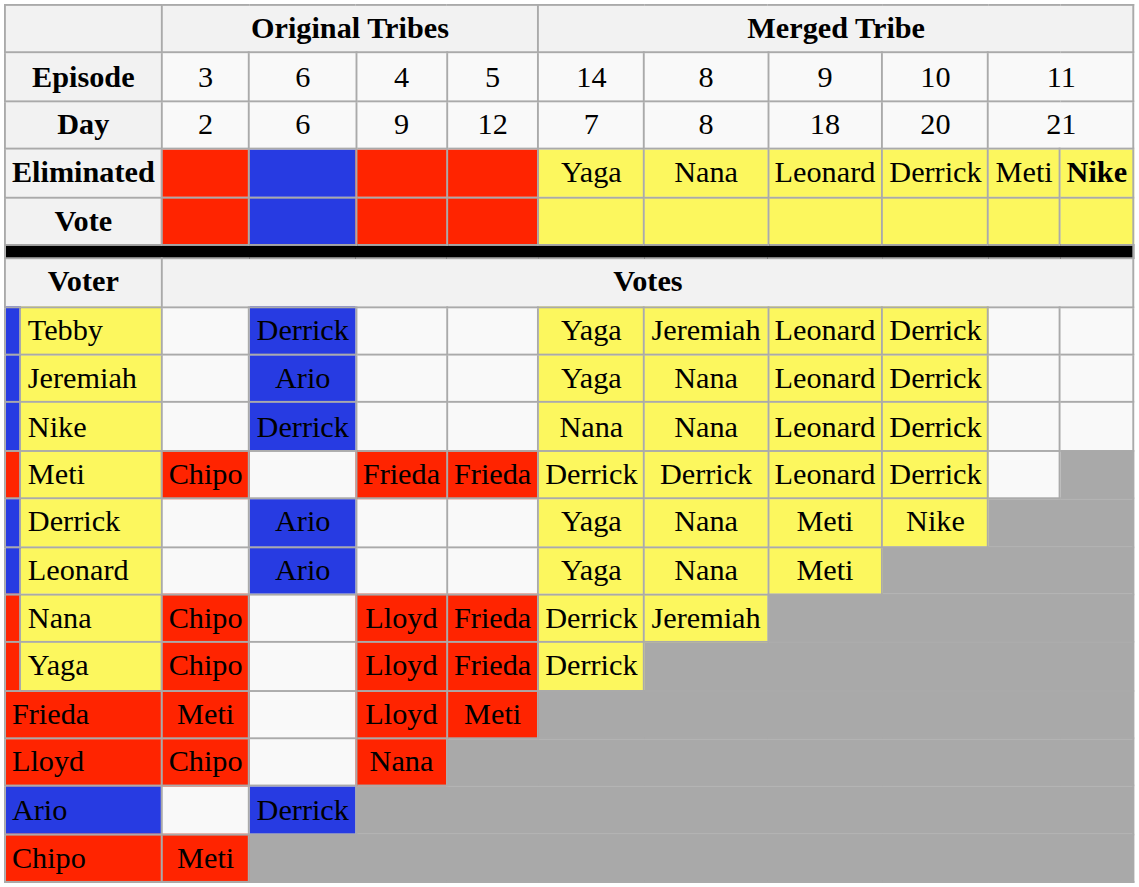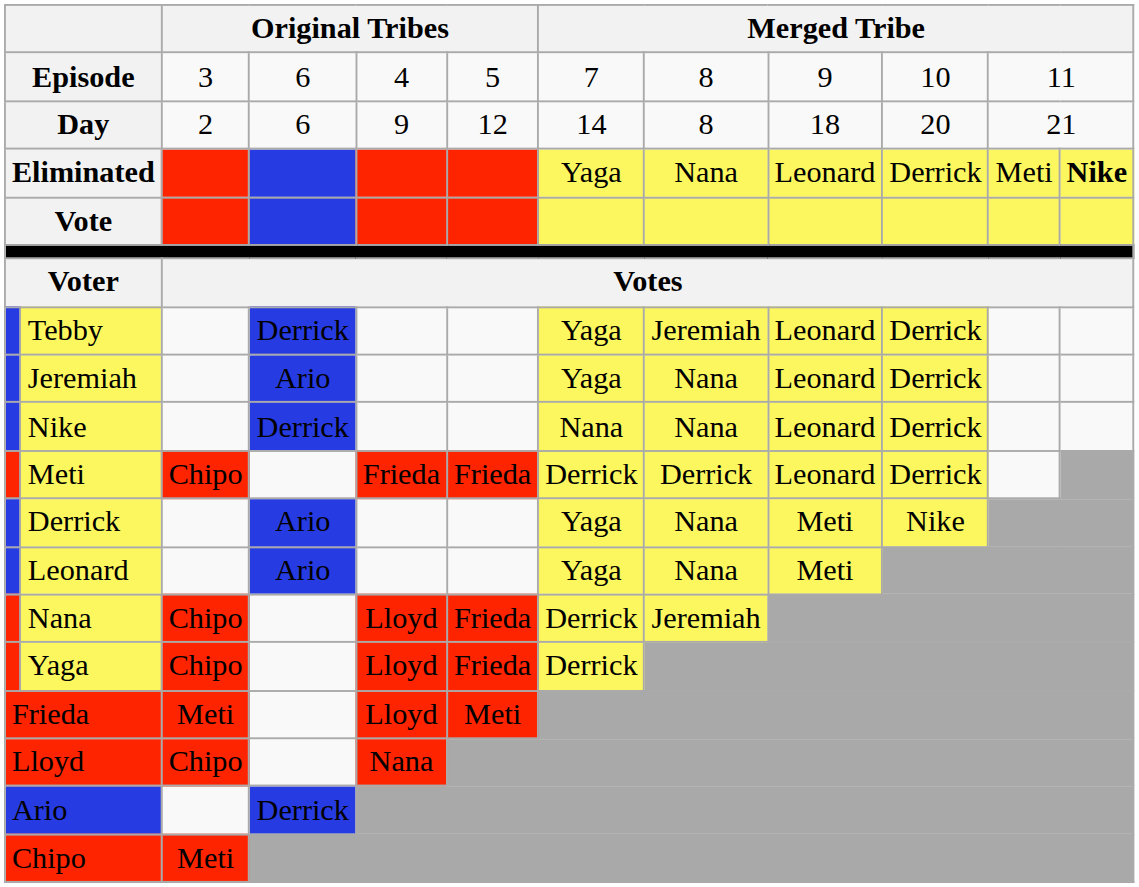(591, 76) 14 -> (591, 76) 7
(591, 124) 7 -> (591, 124) 14
